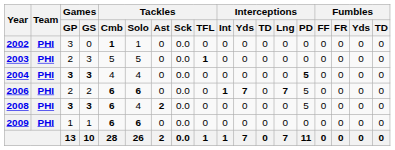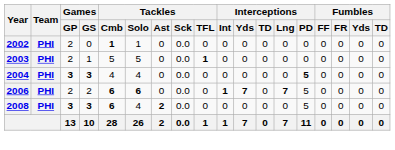(70, 43) 3 -> (70, 43) 2
(89, 59) 3 -> (89, 59) 1
- row: (18, 122)
